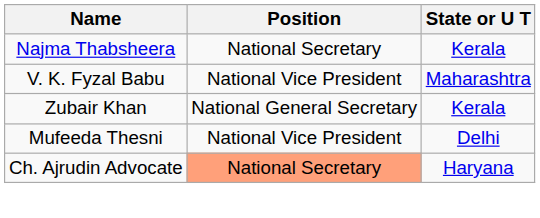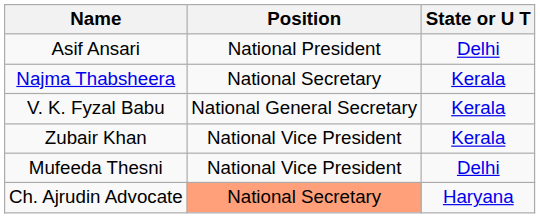+ row: (96, 49)
(304, 78) National Vice President -> (304, 108) National General Secretary
(478, 78) Maharashtra -> (478, 108) Kerala
(304, 108) National General Secretary -> (304, 138) National Vice President
